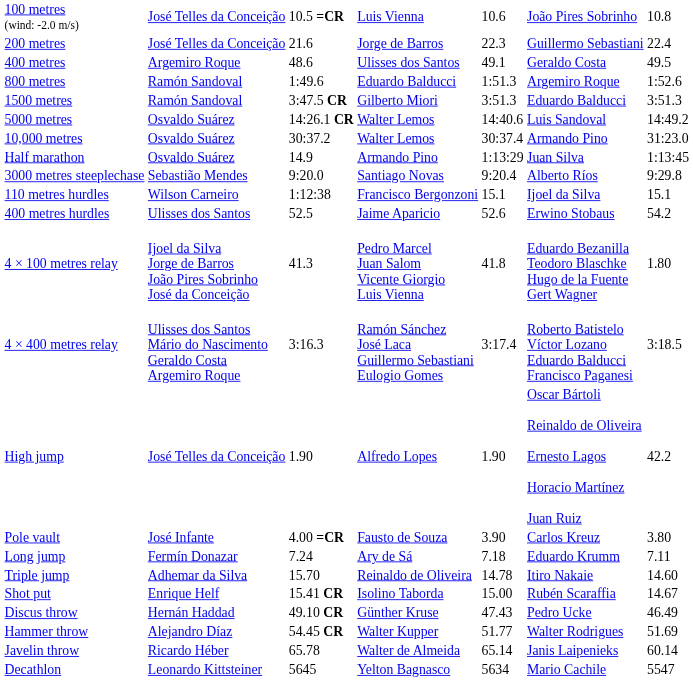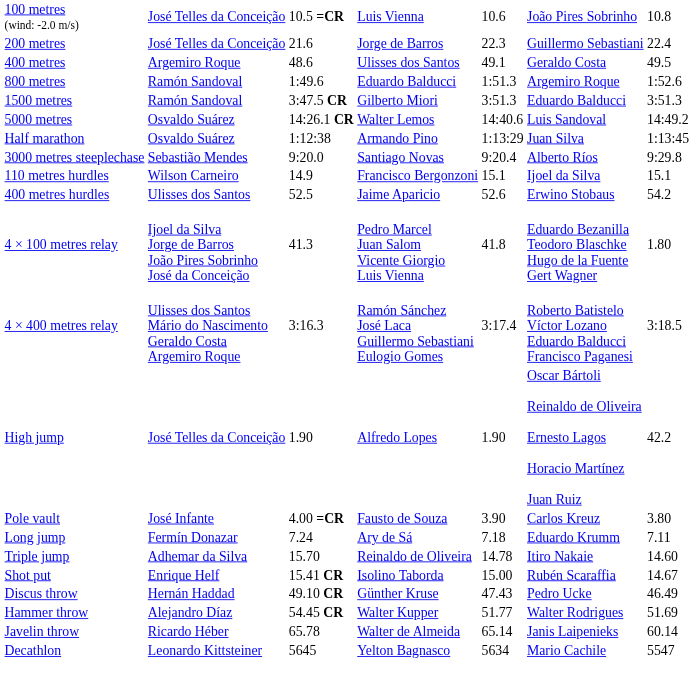- row: (44, 138)
(301, 157) 14.9 -> (310, 138) 1:12:38
(310, 195) 1:12:38 -> (301, 176) 14.9
